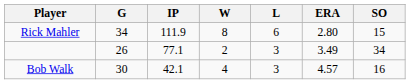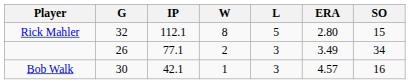(122, 32) 34 -> (122, 32) 32
(173, 32) 111.9 -> (173, 32) 112.1
(276, 32) 6 -> (276, 32) 5
(225, 69) 4 -> (225, 69) 1
